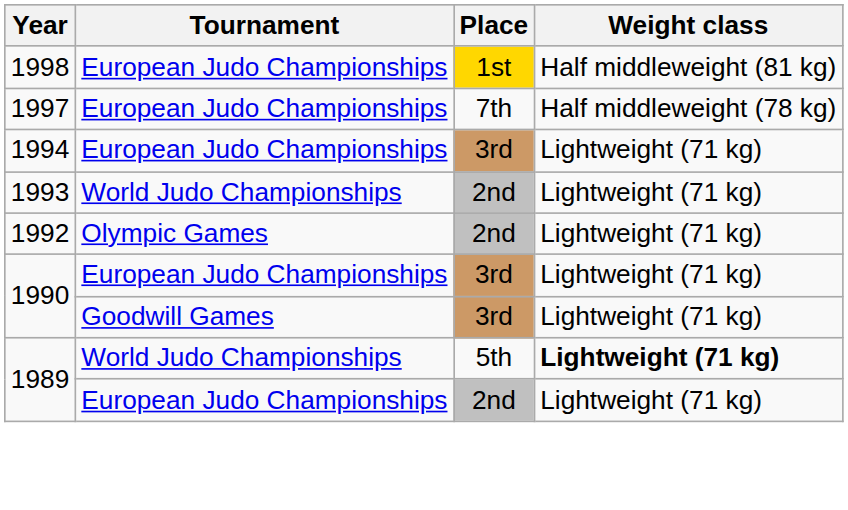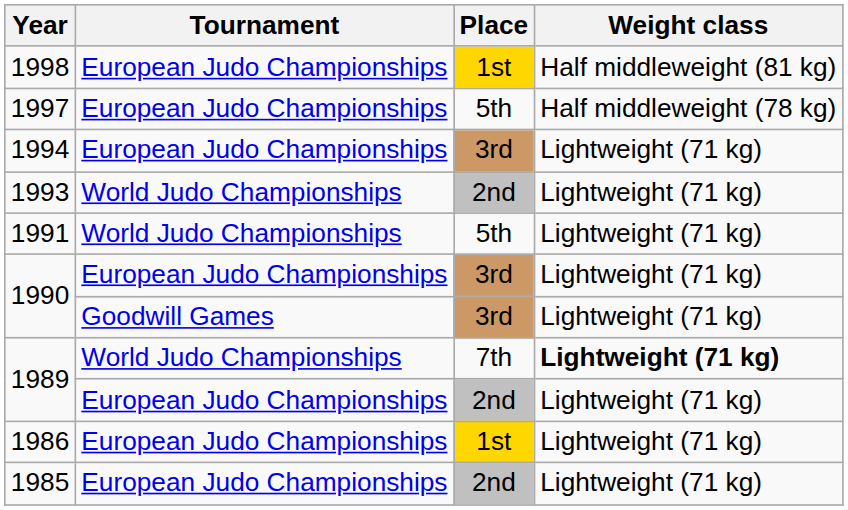(494, 108) 7th -> (494, 108) 5th
- row: (40, 233)
+ row: (40, 233)
(494, 358) 5th -> (494, 358) 7th
+ row: (40, 441)
+ row: (40, 483)
